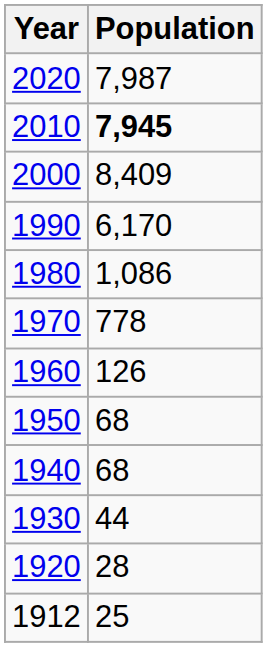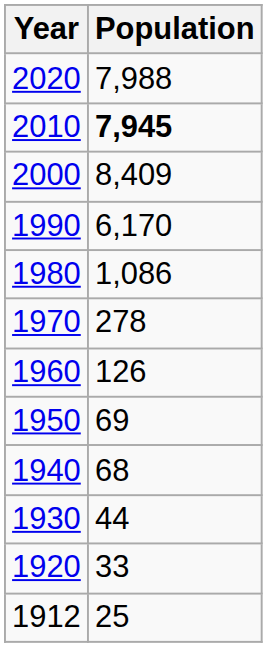(134, 77) 7,987 -> (134, 77) 7,988
(121, 322) 778 -> (121, 322) 278
(112, 420) 68 -> (112, 420) 69
(112, 567) 28 -> (112, 567) 33
